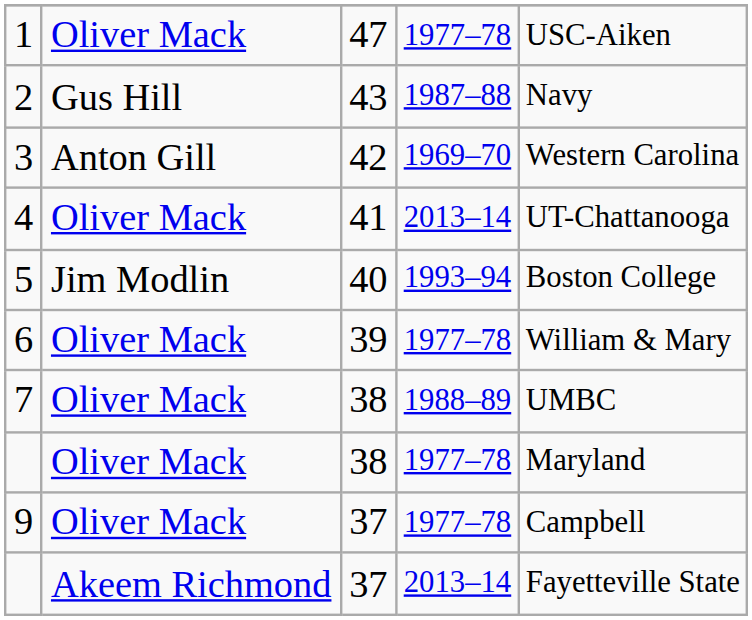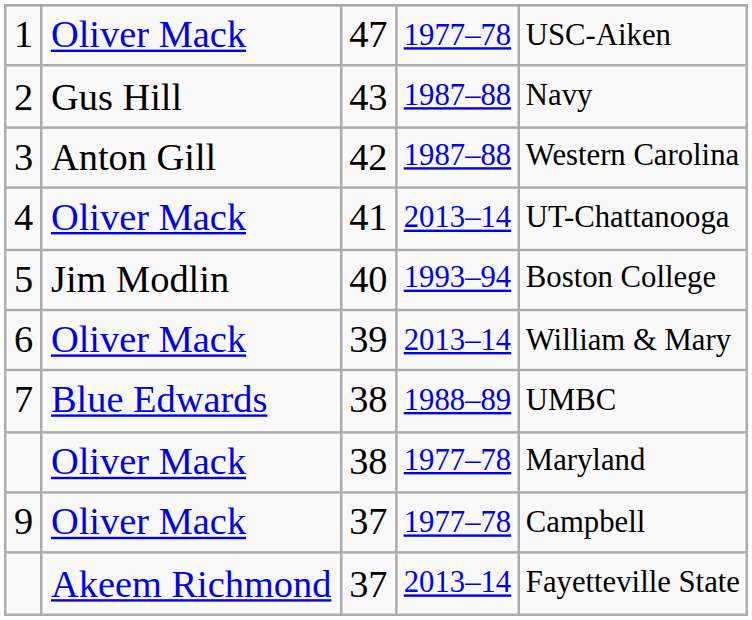(457, 156) 1969–70 -> (457, 156) 1987–88
(457, 339) 1977–78 -> (457, 339) 2013–14
(149, 400) Oliver Mack -> (159, 400) Blue Edwards
